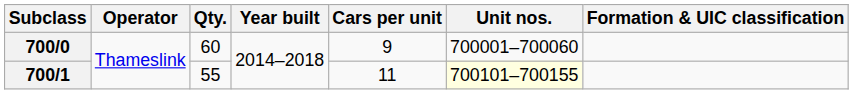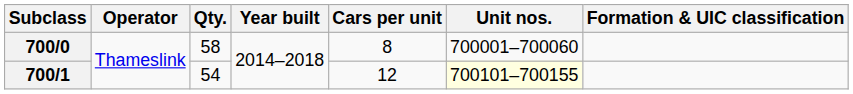(210, 46) 60 -> (210, 46) 58
(387, 46) 9 -> (387, 46) 8
(210, 74) 55 -> (210, 74) 54
(387, 74) 11 -> (387, 74) 12
